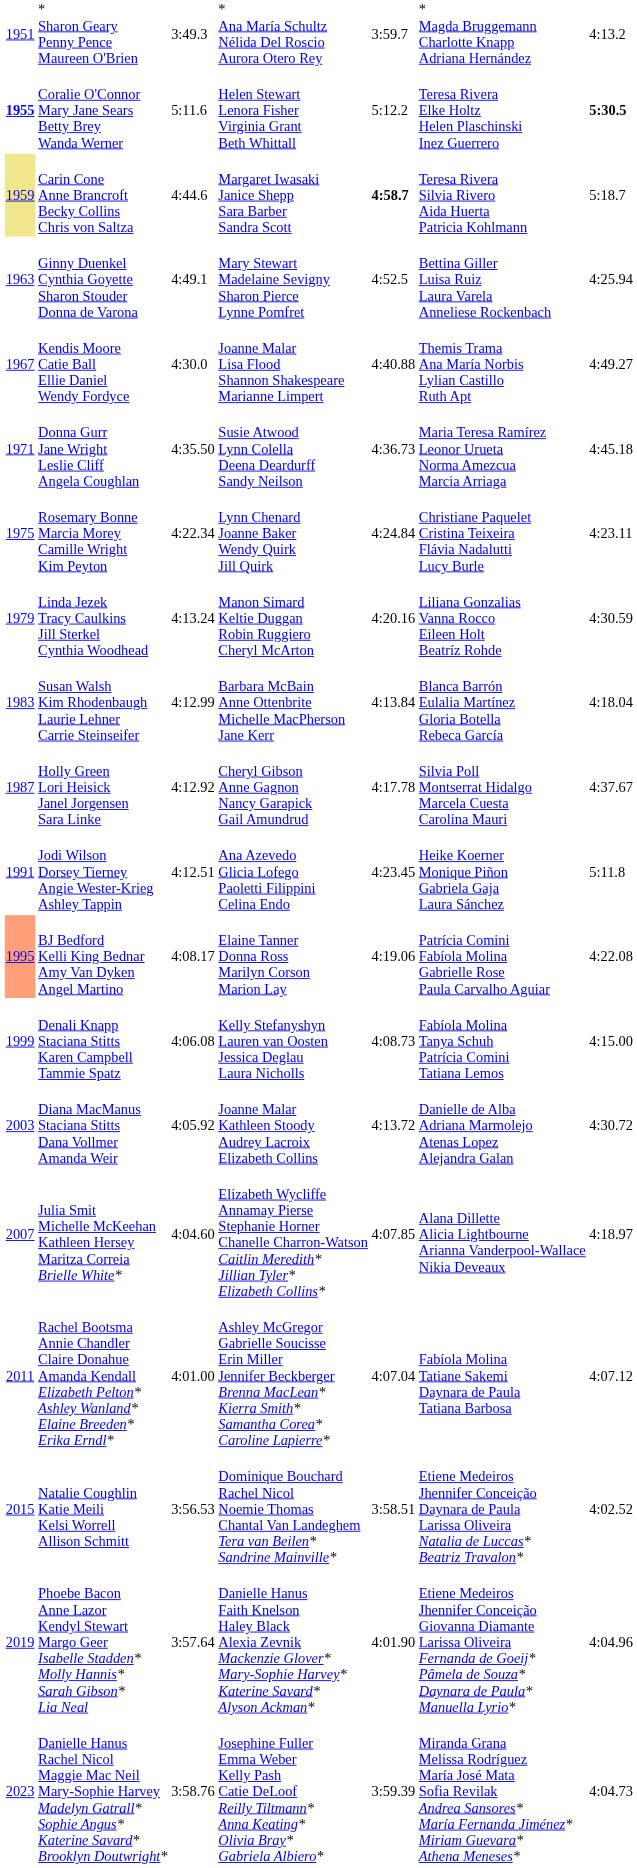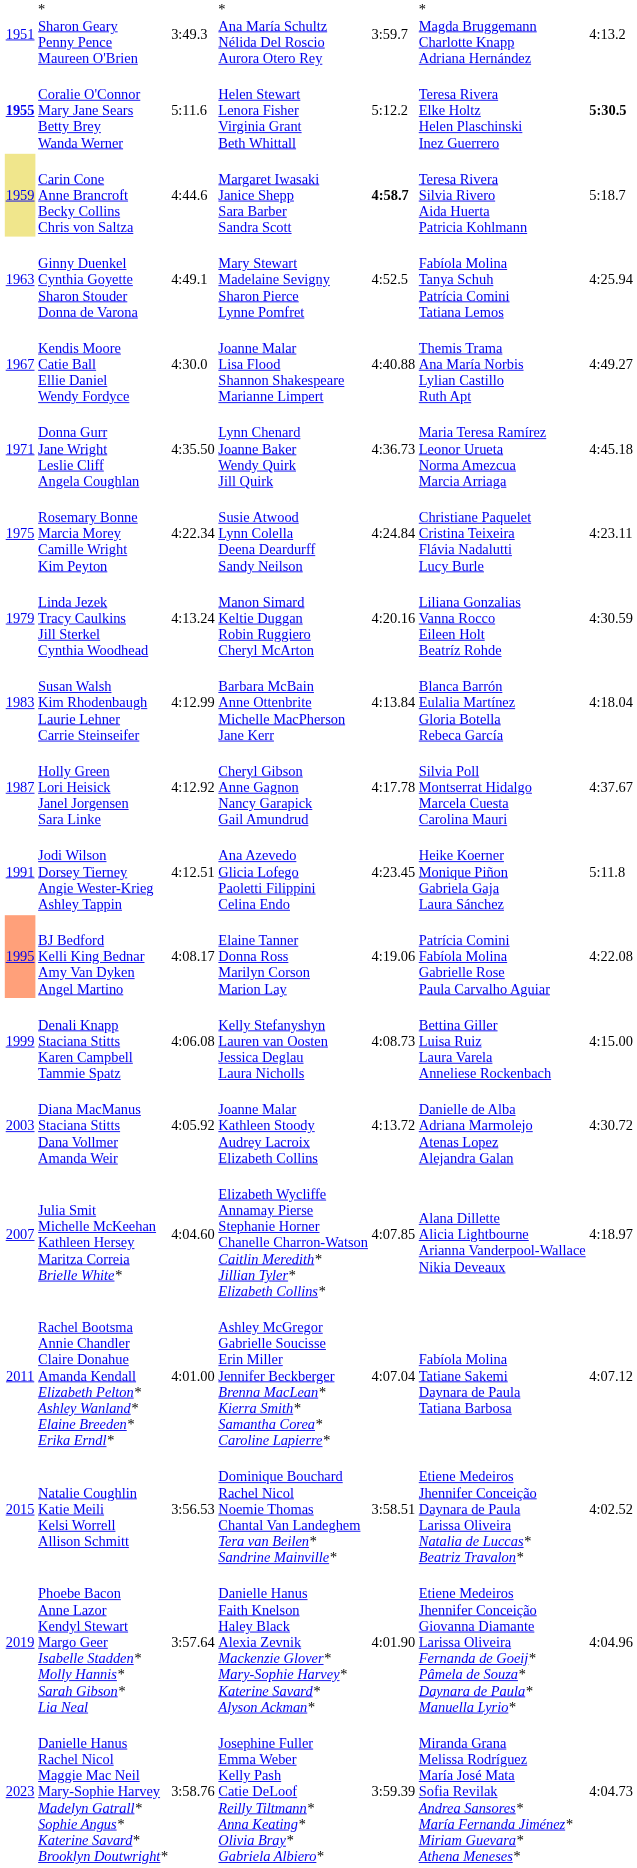(485, 287) Bettina Giller Luisa Ruiz Laura Varela Anneliese Rockenbach -> (464, 287) Fabíola Molina Tanya Schuh Patrícia Comini Tatiana Lemos
(267, 457) Susie Atwood Lynn Colella Deena Deardurff Sandy Neilson -> (259, 457) Lynn Chenard Joanne Baker Wendy Quirk Jill Quirk
(259, 541) Lynn Chenard Joanne Baker Wendy Quirk Jill Quirk -> (267, 541) Susie Atwood Lynn Colella Deena Deardurff Sandy Neilson
(464, 1049) Fabíola Molina Tanya Schuh Patrícia Comini Tatiana Lemos -> (485, 1049) Bettina Giller Luisa Ruiz Laura Varela Anneliese Rockenbach
